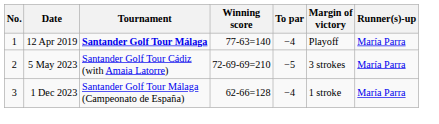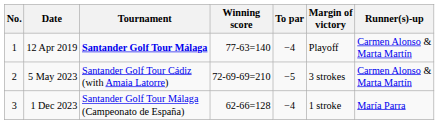(381, 41) María Parra -> (394, 47) Carmen Alonso & Marta Martín
(381, 64) María Parra -> (394, 76) Carmen Alonso & Marta Martín
